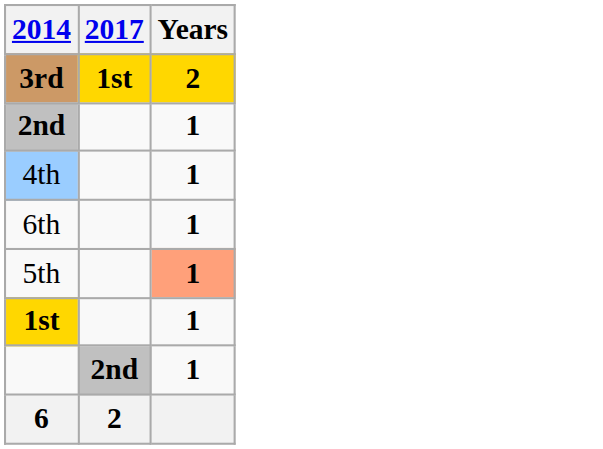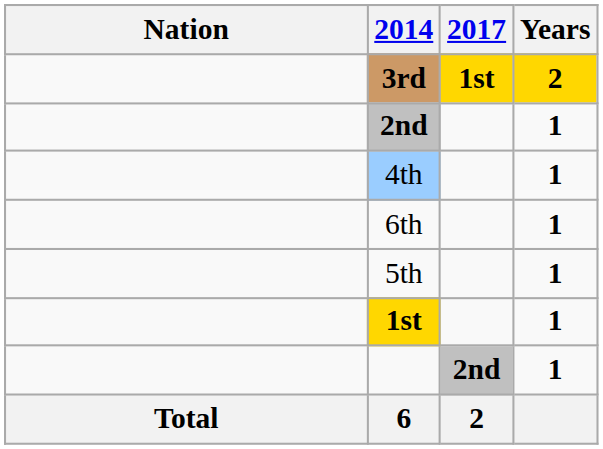+ column: (186, 29)
(193, 272) lightsalmon background -> (555, 272) no background
